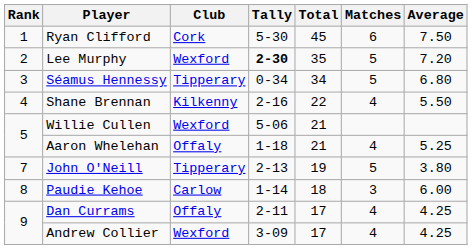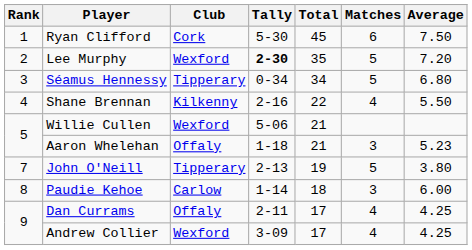(373, 146) 4 -> (373, 146) 3
(436, 146) 5.25 -> (436, 146) 5.23
